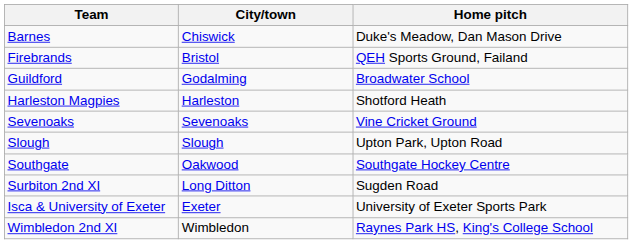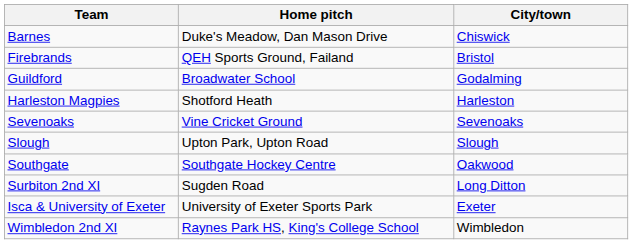columns swapped: (266, 15) <-> (490, 15)
